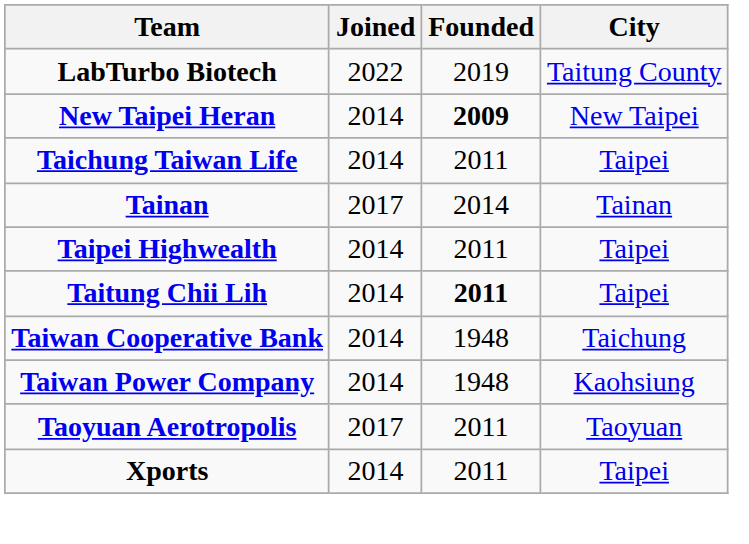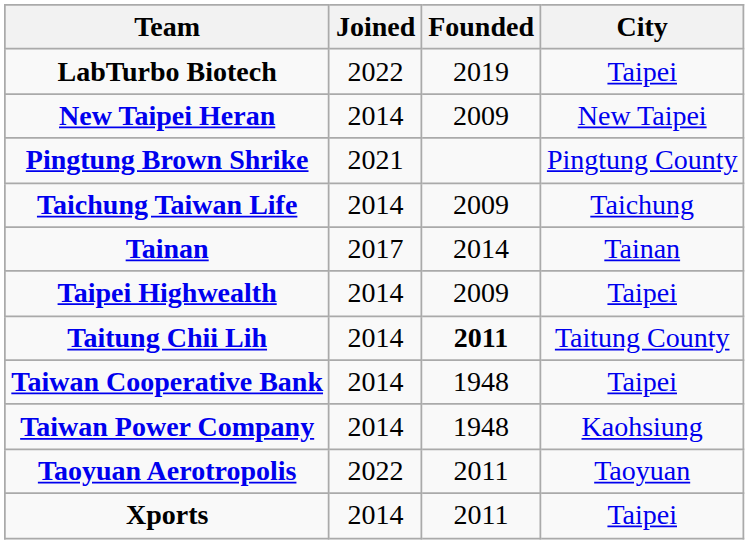(634, 71) Taitung County -> (642, 71) Taipei
(481, 115) bold -> (481, 115) normal
+ row: (167, 159)
(481, 159) 2011 -> (481, 204) 2009
(634, 159) Taipei -> (642, 204) Taichung
(481, 248) 2011 -> (481, 293) 2009
(634, 293) Taipei -> (642, 337) Taitung County
(634, 337) Taichung -> (642, 381) Taipei
(376, 426) 2017 -> (376, 470) 2022
